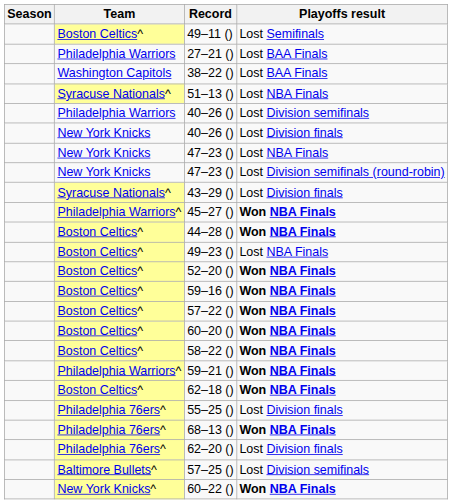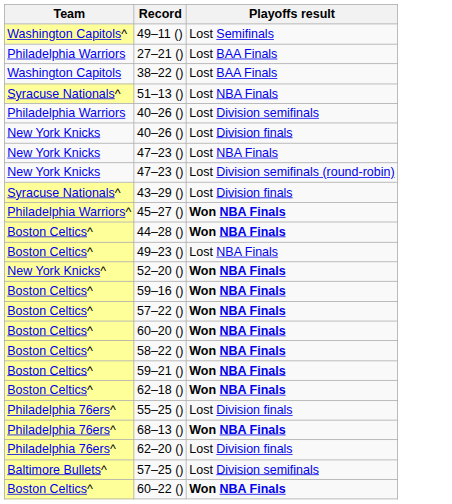- column: (29, 14)
(100, 34) Boston Celtics^ -> (67, 34) Washington Capitols^
(100, 271) Boston Celtics^ -> (57, 271) New York Knicks^
(119, 370) Philadelphia Warriors^ -> (50, 370) Boston Celtics^
(107, 489) New York Knicks^ -> (50, 489) Boston Celtics^
